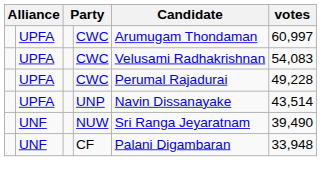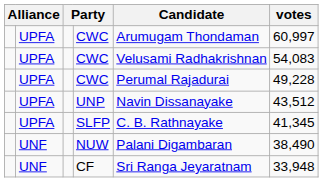(292, 101) 43,514 -> (294, 101) 43,512
+ row: (37, 123)
(182, 123) Sri Ranga Jeyaratnam -> (174, 144) Palani Digambaran
(292, 123) 39,490 -> (294, 144) 38,490
(173, 144) Palani Digambaran -> (184, 166) Sri Ranga Jeyaratnam
